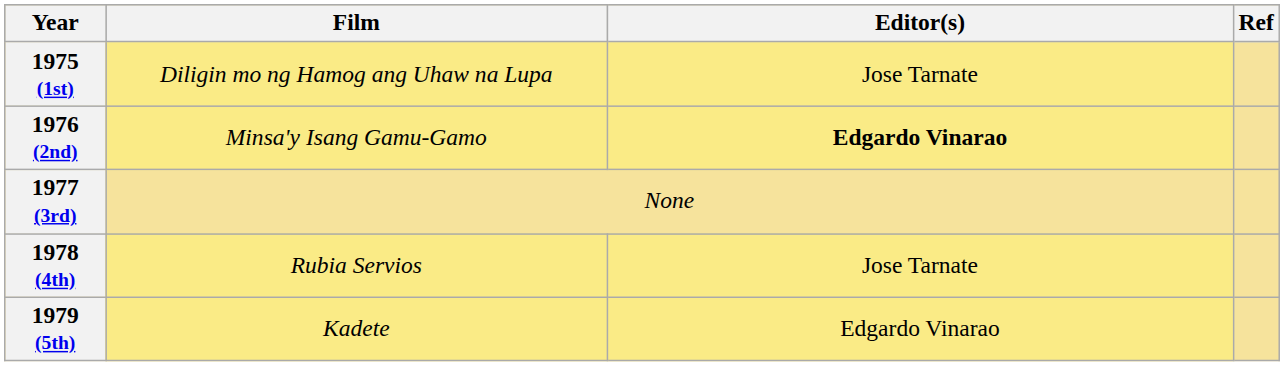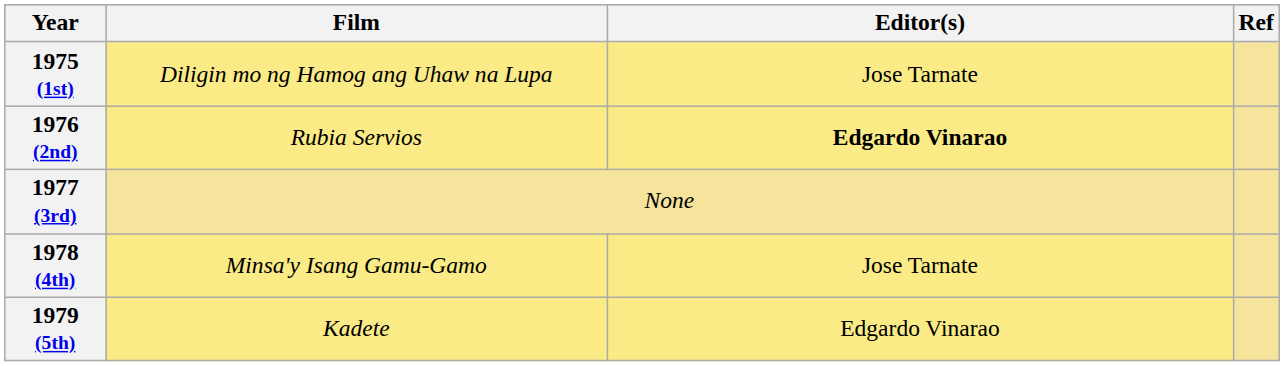(356, 137) Minsa'y Isang Gamu-Gamo -> (356, 137) Rubia Servios
(356, 264) Rubia Servios -> (356, 264) Minsa'y Isang Gamu-Gamo
